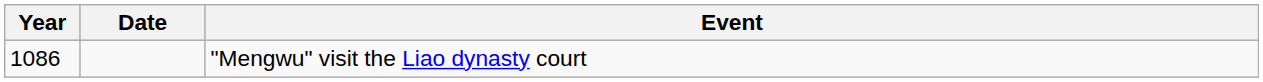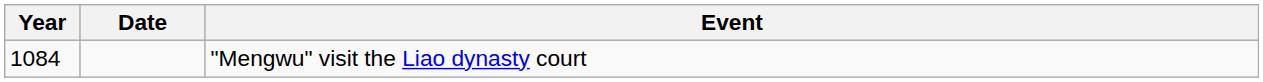(35, 58) 1086 -> (35, 58) 1084
